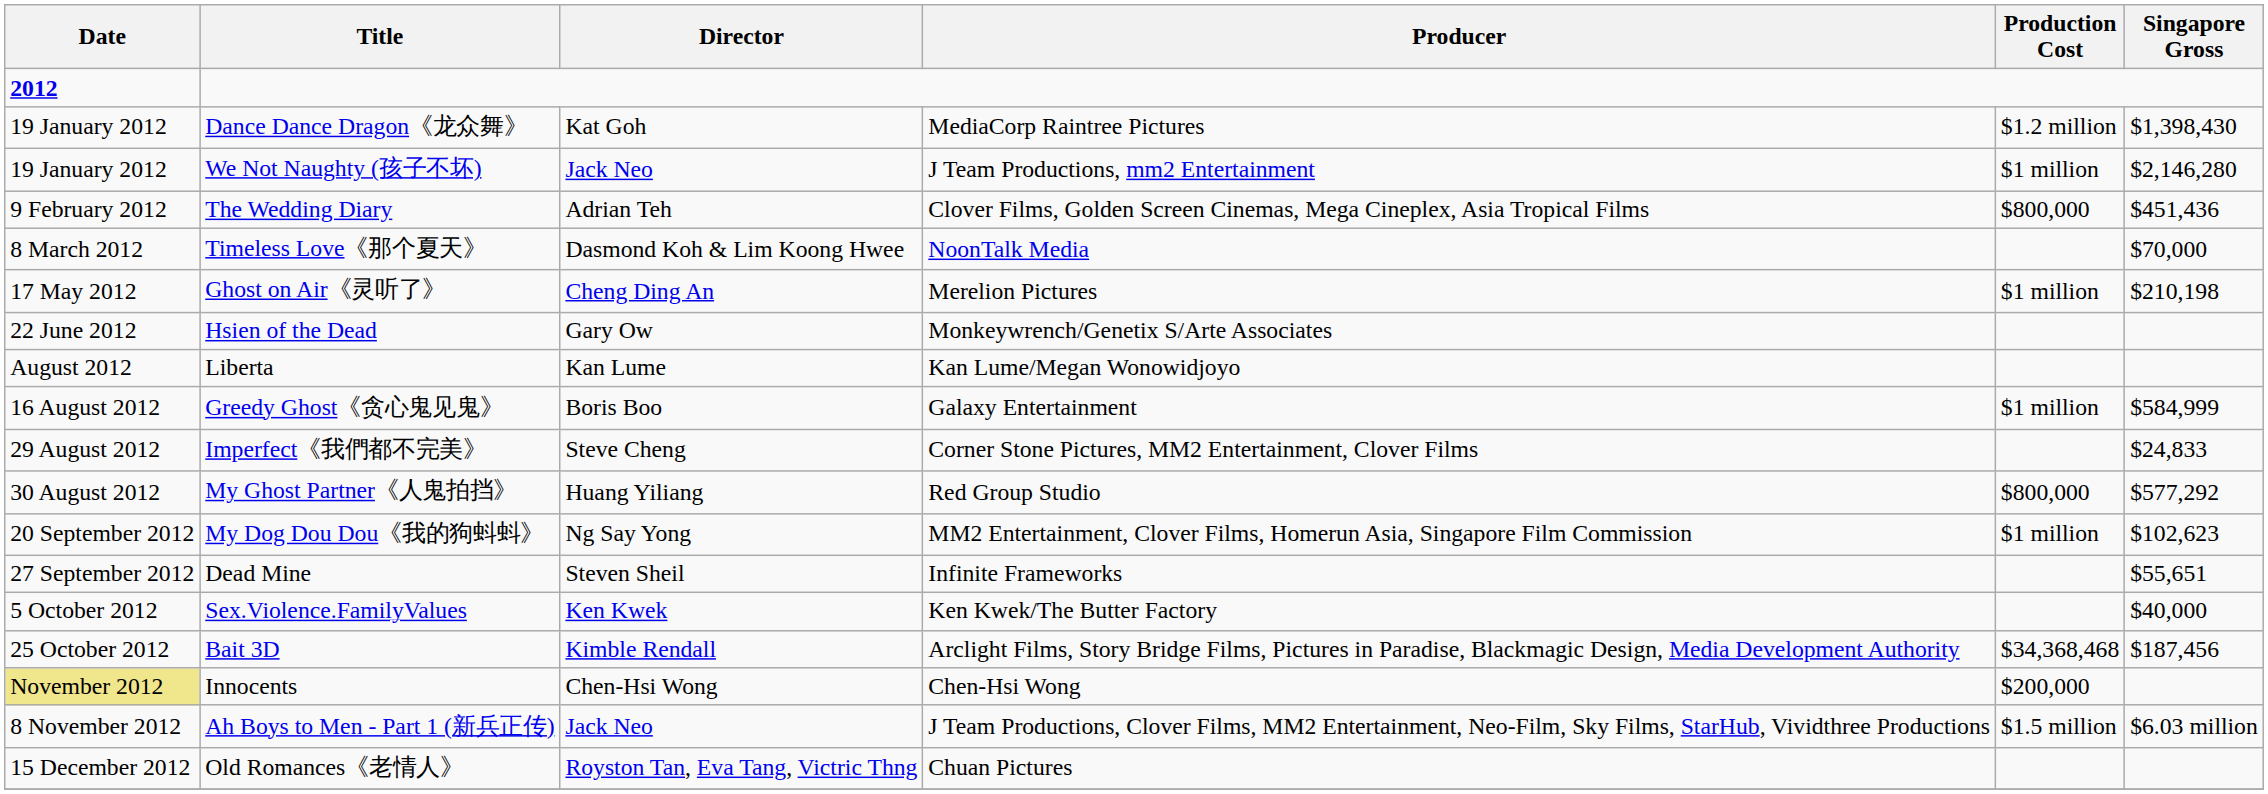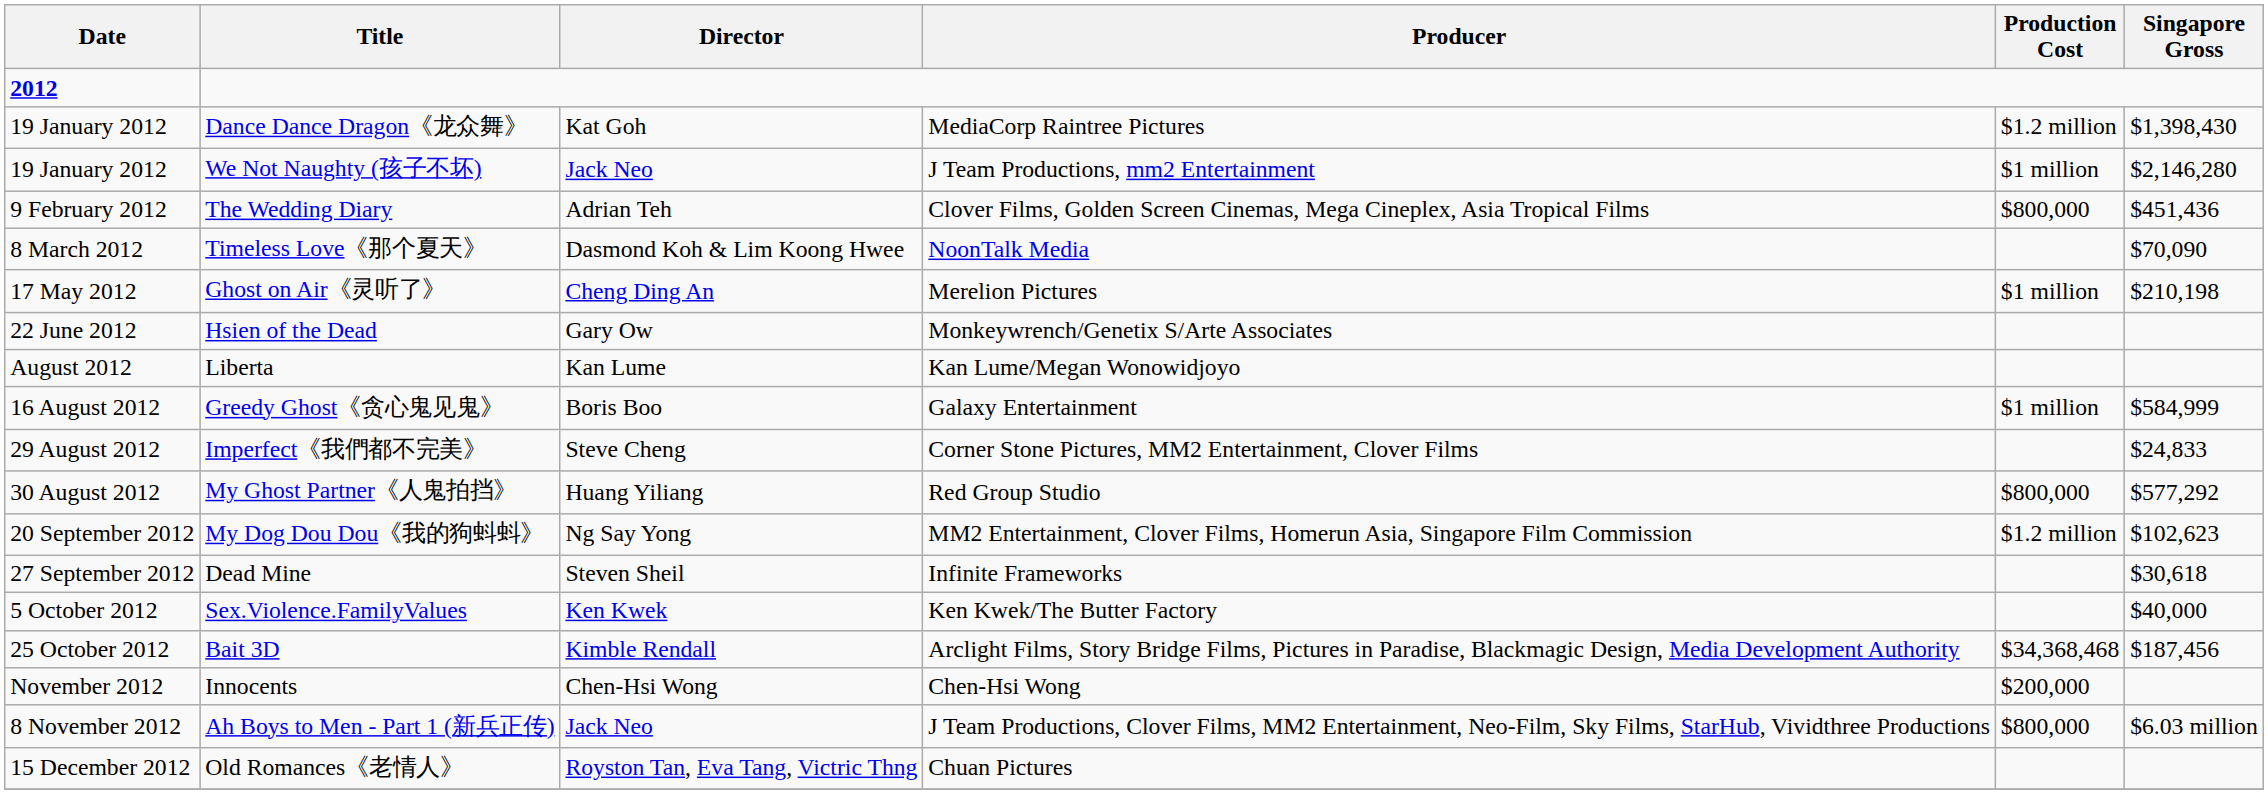(2169, 248) $70,000 -> (2169, 248) $70,090
(2050, 533) $1 million -> (2059, 533) $1.2 million
(2169, 573) $55,651 -> (2169, 573) $30,618
(87, 686) khaki background -> (87, 686) no background
(2059, 726) $1.5 million -> (2045, 726) $800,000
